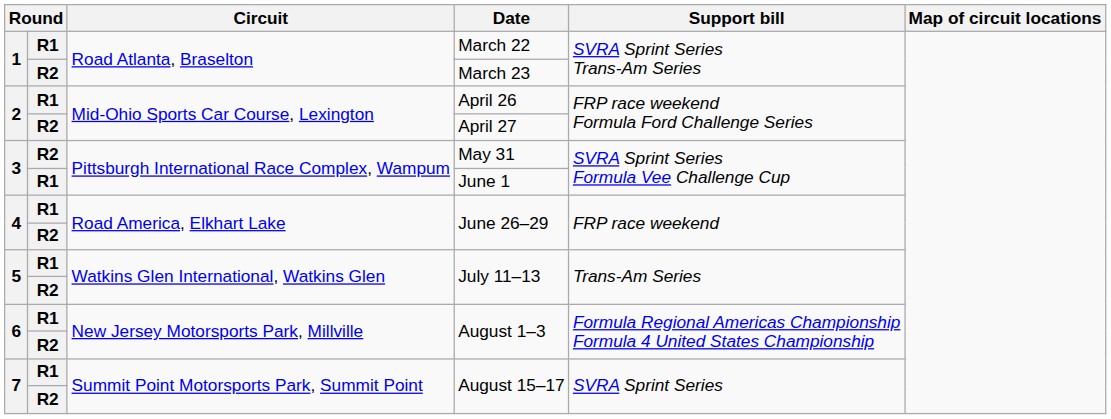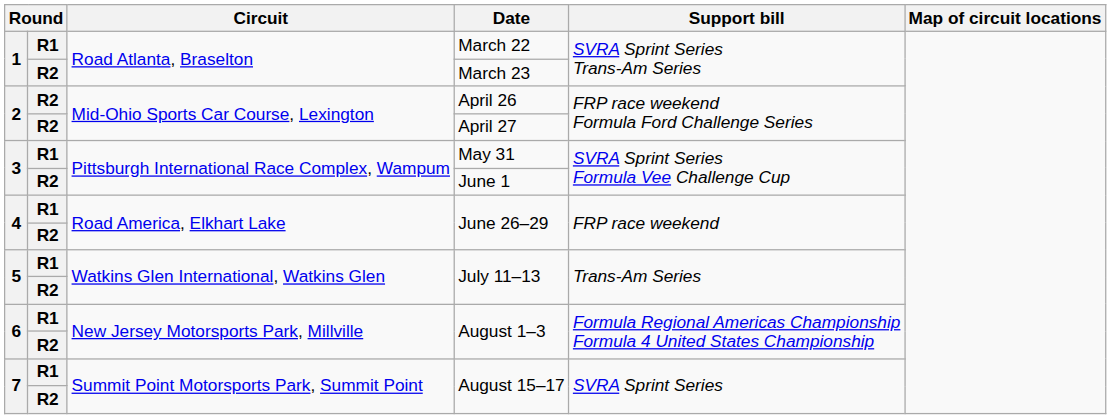(48, 100) R1 -> (48, 100) R2
(48, 154) R2 -> (48, 154) R1
(48, 181) R1 -> (48, 181) R2
